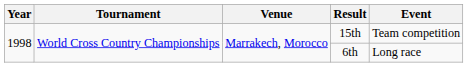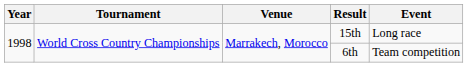(416, 33) Team competition -> (397, 33) Long race
(397, 52) Long race -> (416, 52) Team competition
